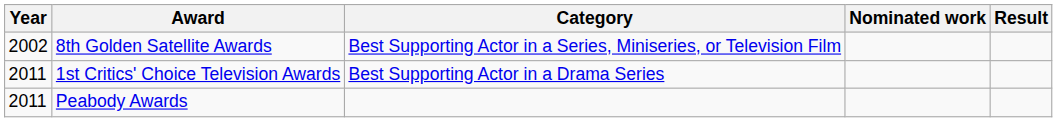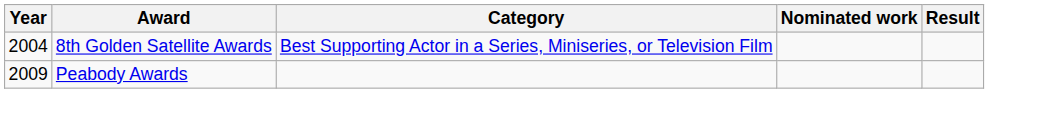(28, 46) 2002 -> (28, 46) 2004
- row: (198, 74)
(28, 102) 2011 -> (28, 74) 2009
